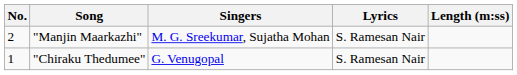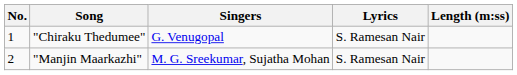rows swapped: (89, 59) <-> (87, 37)
